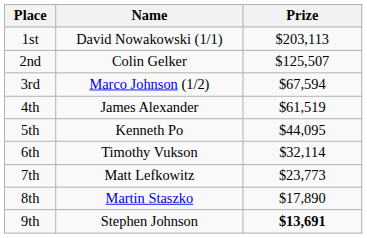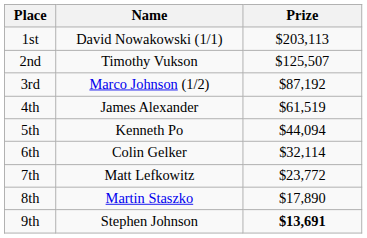(149, 61) Colin Gelker -> (149, 61) Timothy Vukson
(302, 84) $67,594 -> (302, 84) $87,192
(302, 130) $44,095 -> (302, 130) $44,094
(149, 152) Timothy Vukson -> (149, 152) Colin Gelker
(302, 175) $23,773 -> (302, 175) $23,772
